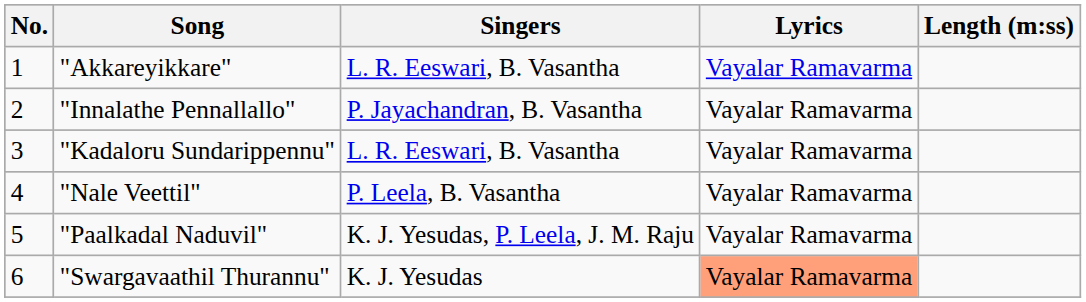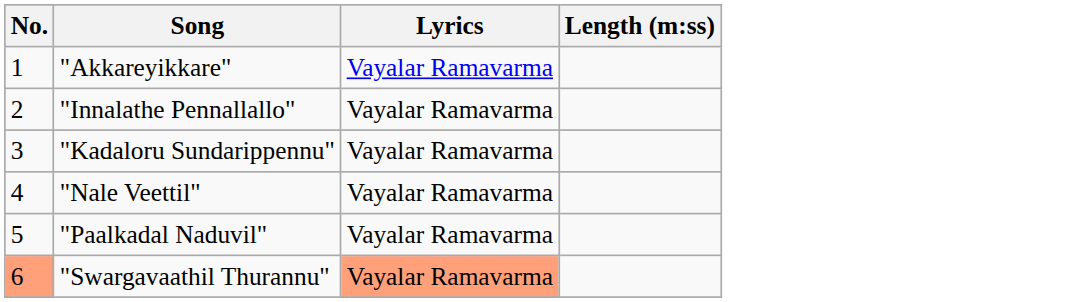- column: (520, 25)
(17, 276) no background -> (17, 276) lightsalmon background
